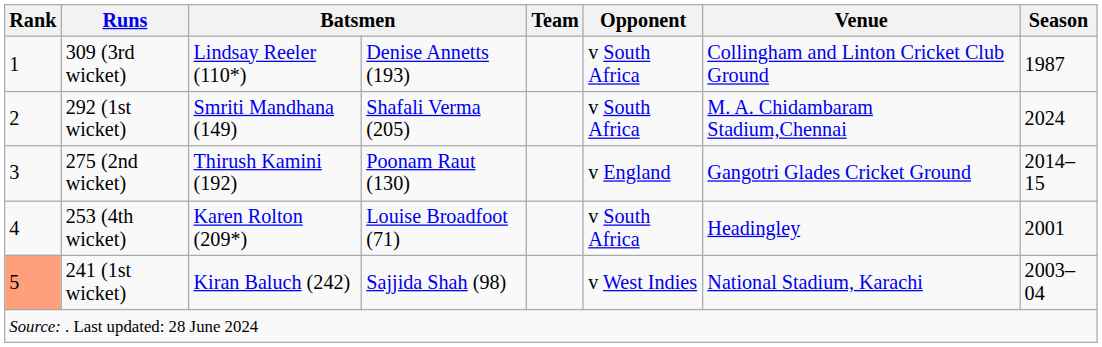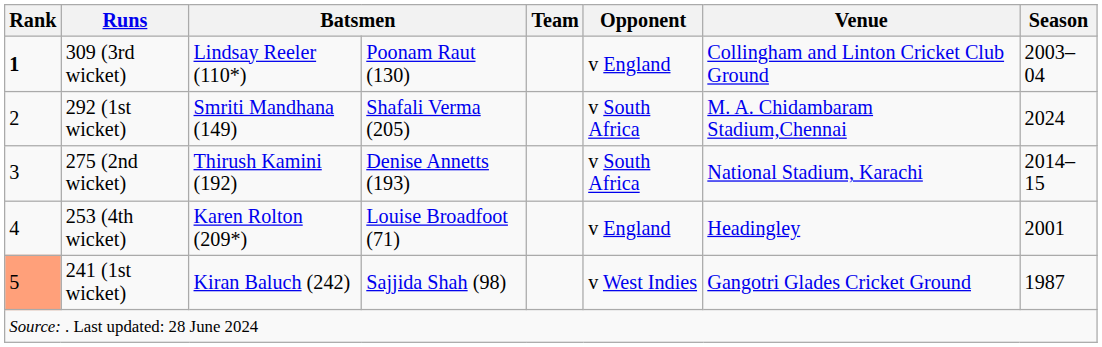(14, 63) normal -> (14, 63) bold
(428, 63) Denise Annetts (193) -> (421, 63) Poonam Raut (130)
(619, 63) v South Africa -> (629, 63) v England
(1045, 63) 1987 -> (1050, 63) 2003–04
(421, 173) Poonam Raut (130) -> (428, 173) Denise Annetts (193)
(629, 173) v England -> (619, 173) v South Africa
(839, 173) Gangotri Glades Cricket Ground -> (815, 173) National Stadium, Karachi
(619, 227) v South Africa -> (629, 227) v England
(815, 282) National Stadium, Karachi -> (839, 282) Gangotri Glades Cricket Ground
(1050, 282) 2003–04 -> (1045, 282) 1987
